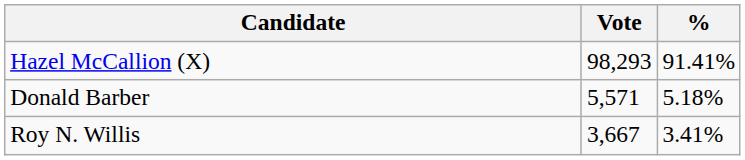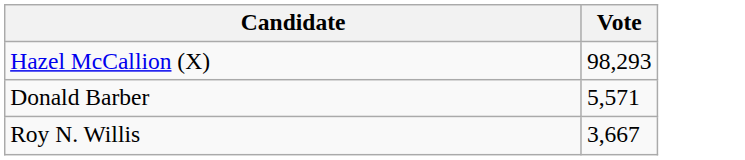- column: (699, 23)
